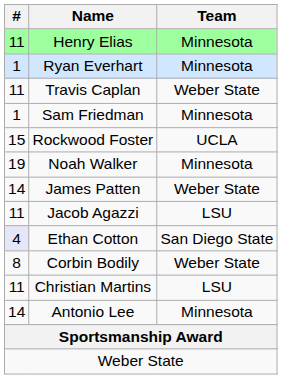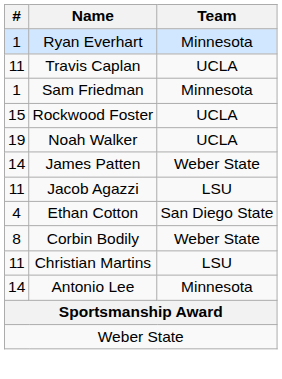- row: (93, 41)
(217, 90) Weber State -> (217, 66) UCLA
(217, 164) Minnesota -> (217, 139) UCLA
(17, 238) lavender background -> (17, 213) no background
